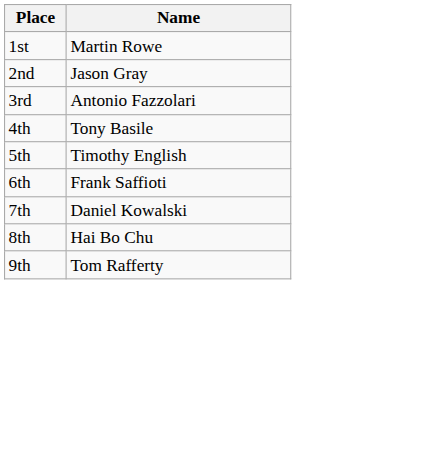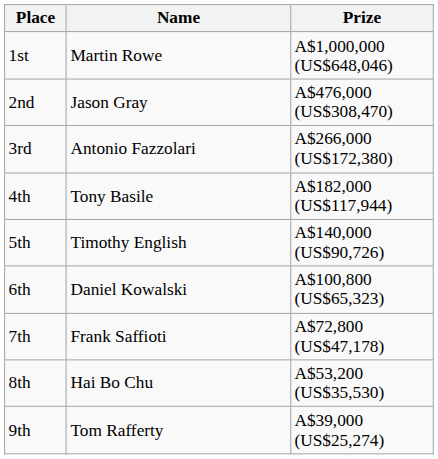+ column: (362, 18)
(119, 182) Frank Saffioti -> (129, 289) Daniel Kowalski
(129, 210) Daniel Kowalski -> (119, 336) Frank Saffioti
